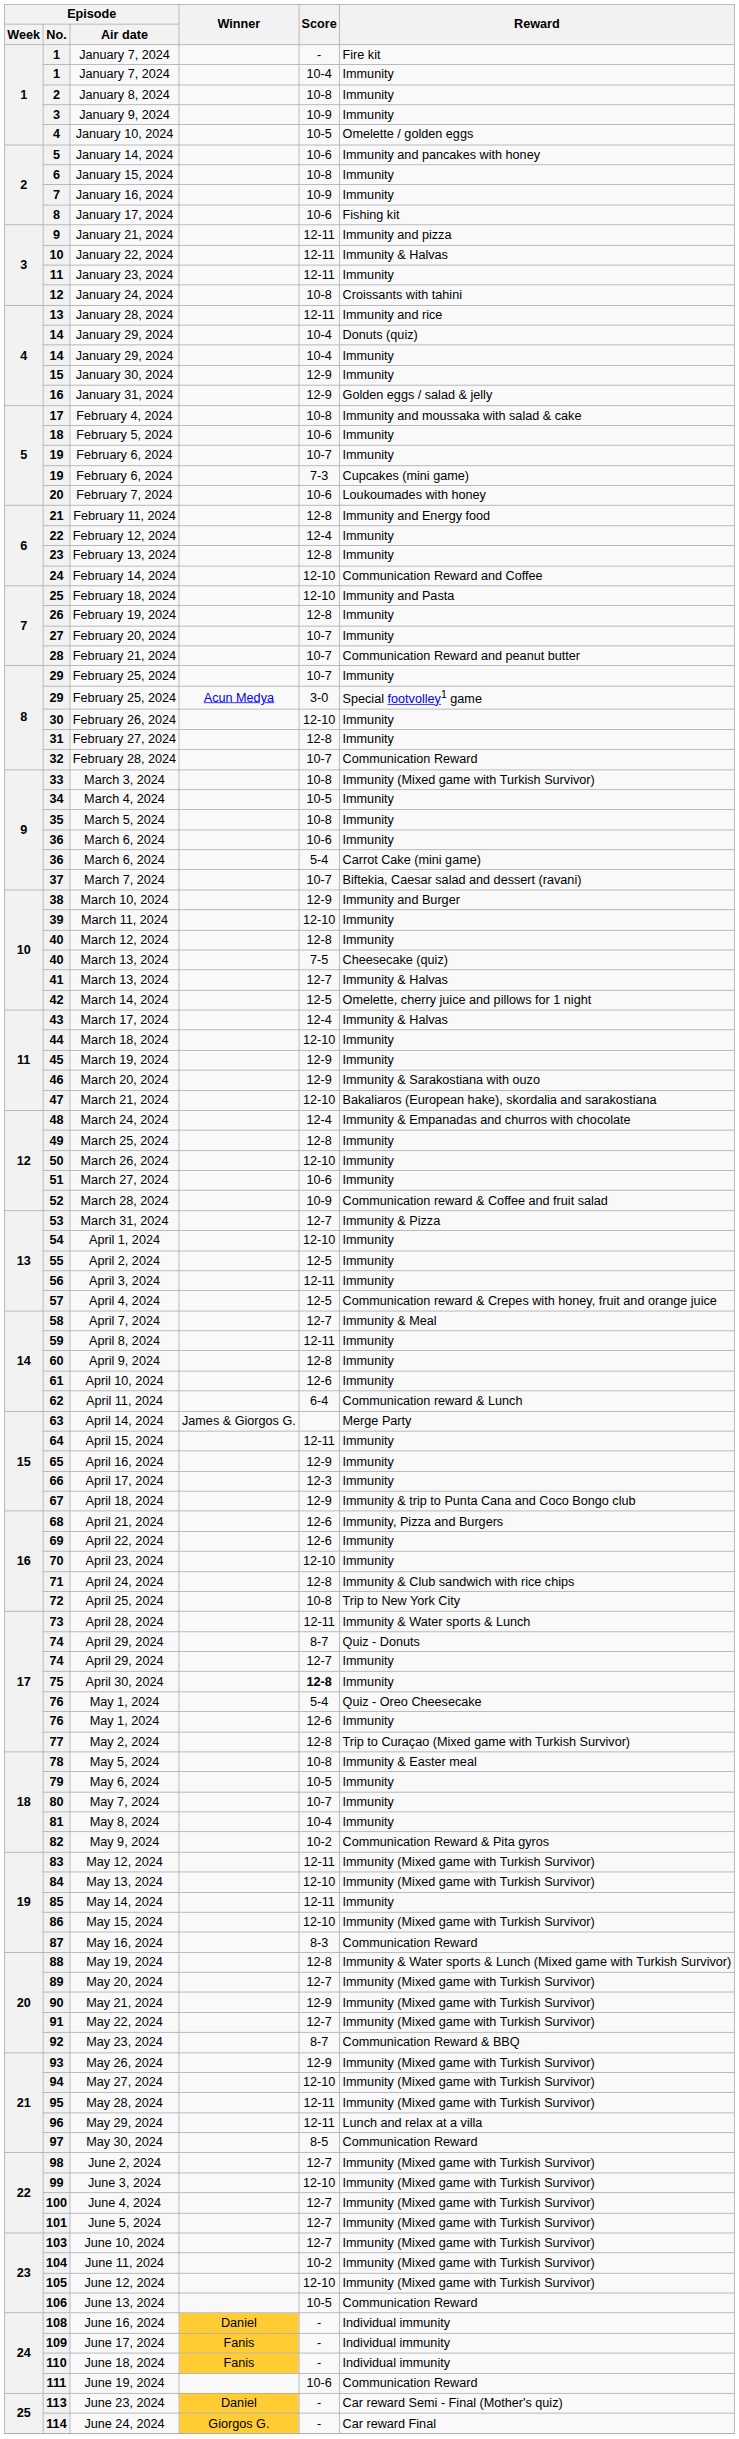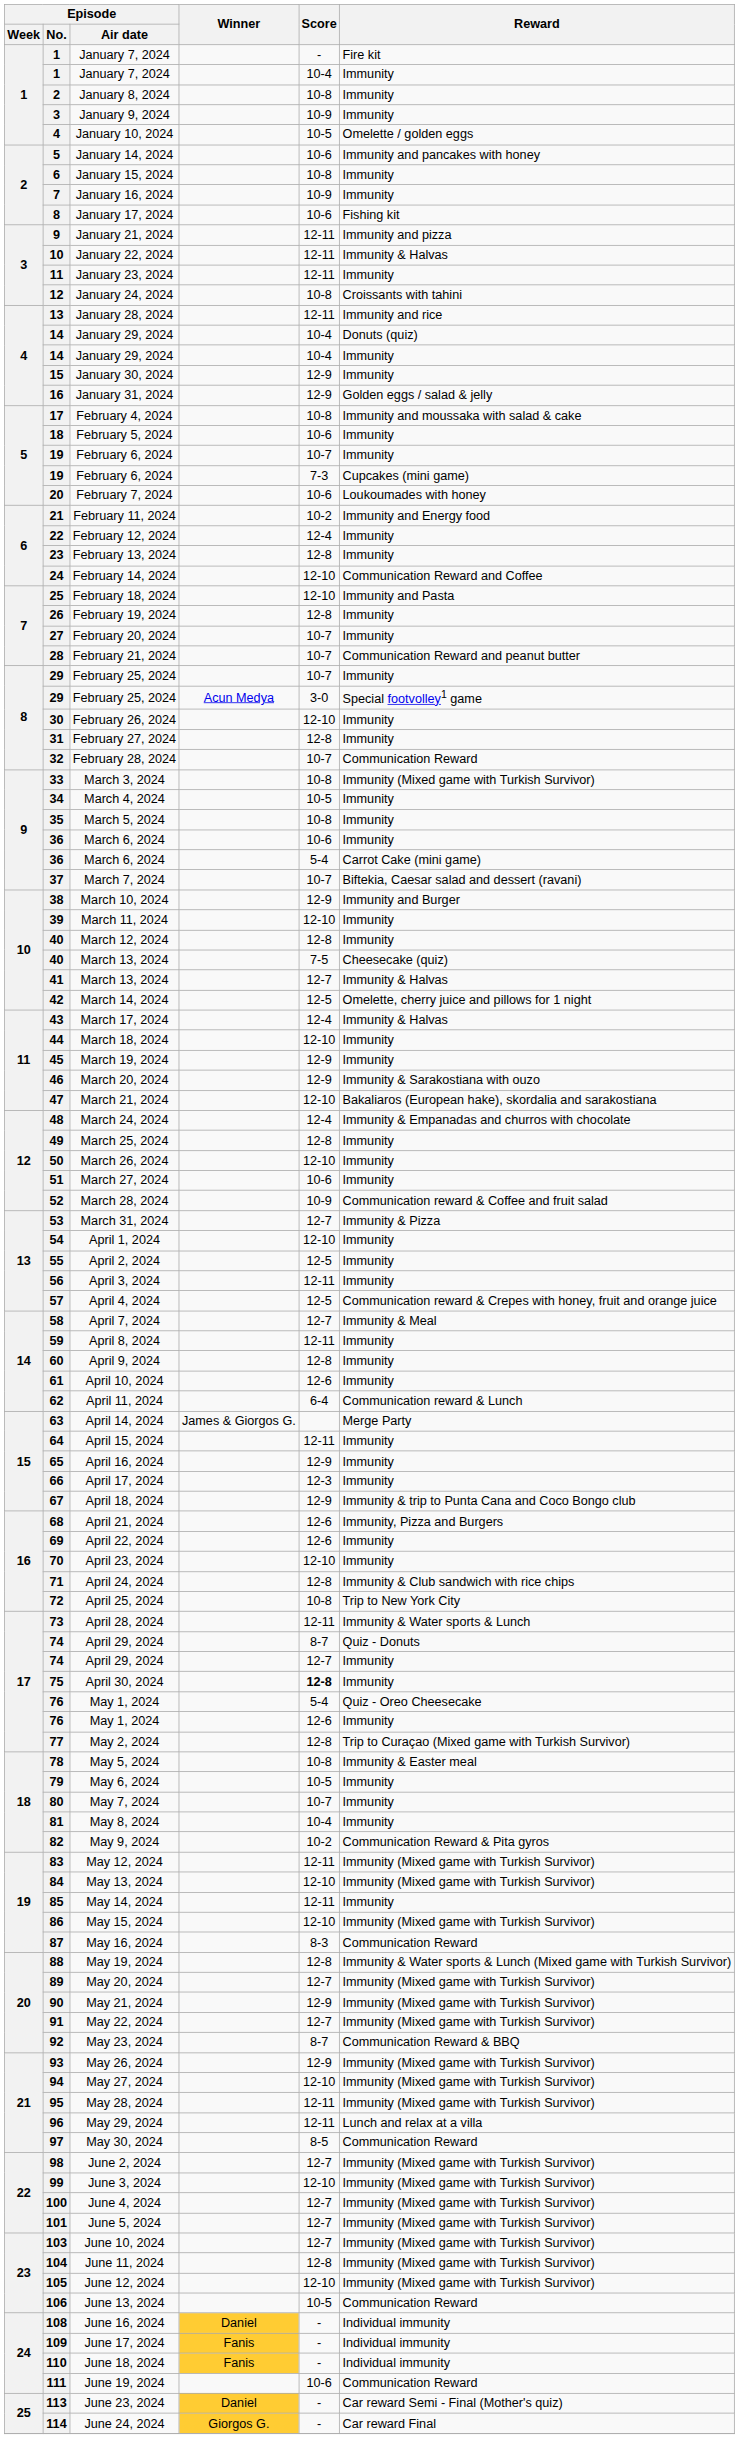(319, 515) 12-8 -> (319, 515) 10-2
(319, 2263) 10-2 -> (319, 2263) 12-8
